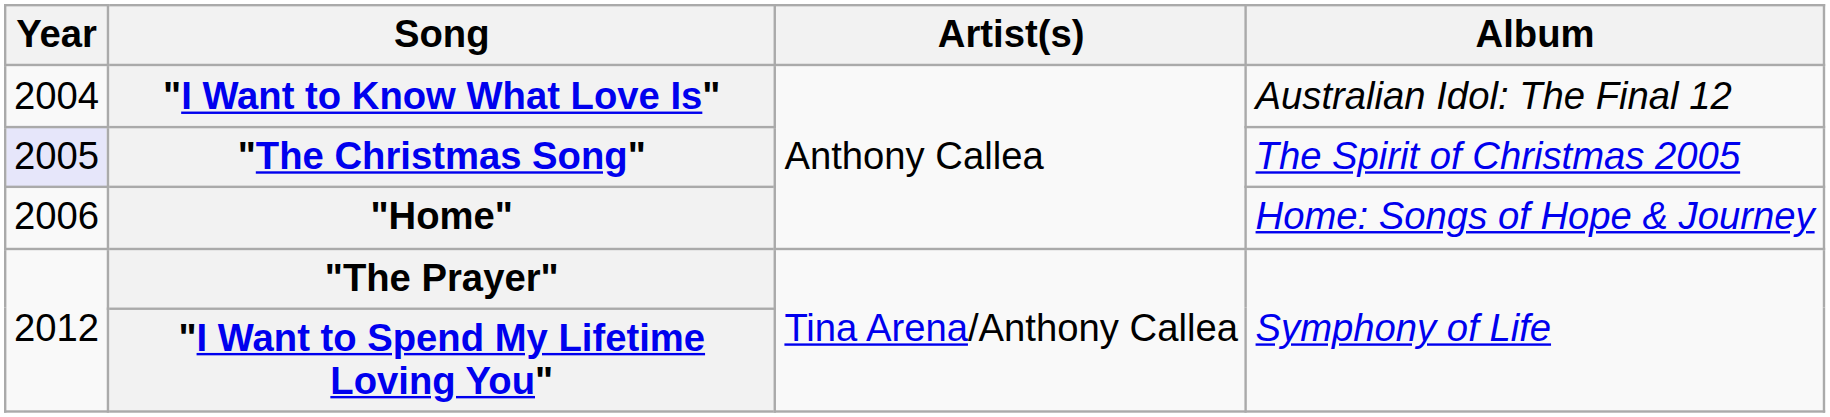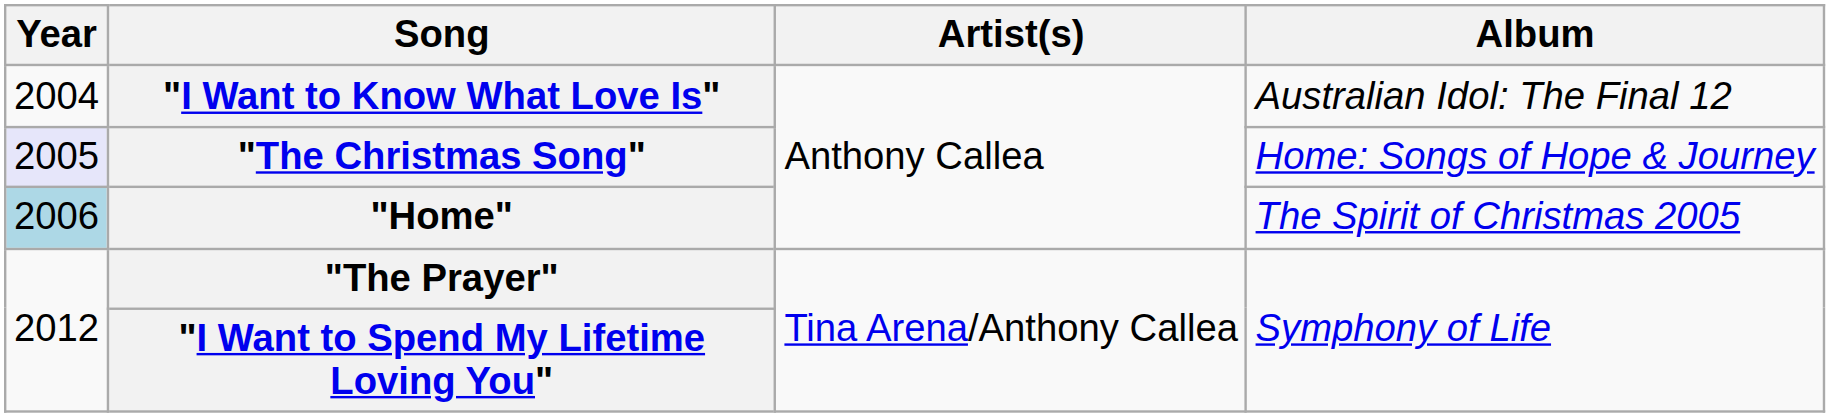(1498, 156) The Spirit of Christmas 2005 -> (1535, 156) Home: Songs of Hope & Journey
(57, 216) no background -> (57, 216) lightblue background
(1535, 216) Home: Songs of Hope & Journey -> (1498, 216) The Spirit of Christmas 2005
